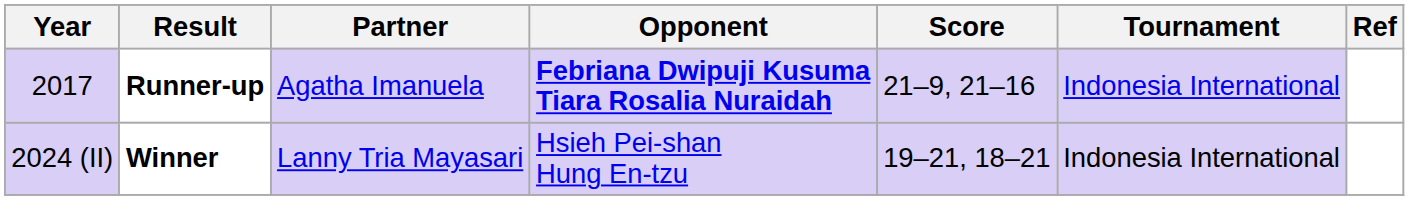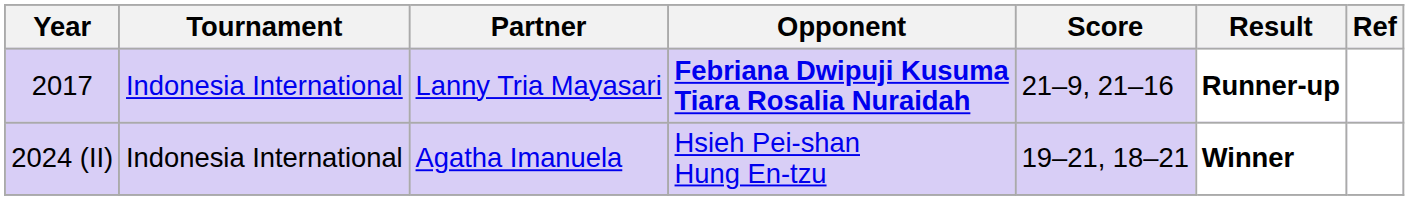columns swapped: (1202, 27) <-> (195, 27)
(380, 85) Agatha Imanuela -> (539, 85) Lanny Tria Mayasari
(400, 159) Lanny Tria Mayasari -> (519, 159) Agatha Imanuela
